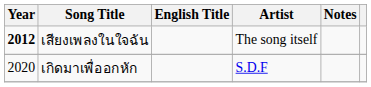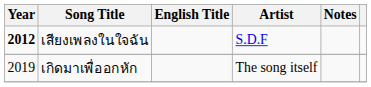(276, 40) The song itself -> (252, 40) S.D.F
(21, 68) 2020 -> (21, 68) 2019
(252, 68) S.D.F -> (276, 68) The song itself
